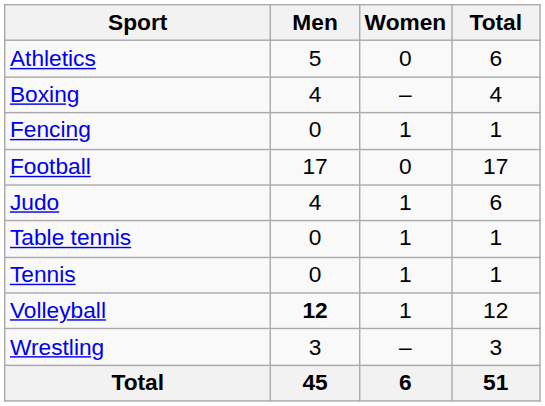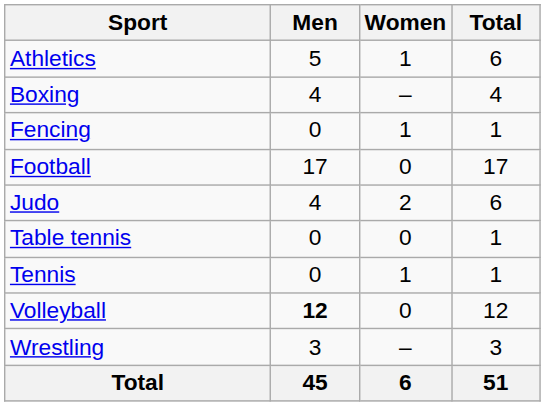(405, 58) 0 -> (405, 58) 1
(405, 202) 1 -> (405, 202) 2
(405, 238) 1 -> (405, 238) 0
(405, 310) 1 -> (405, 310) 0
